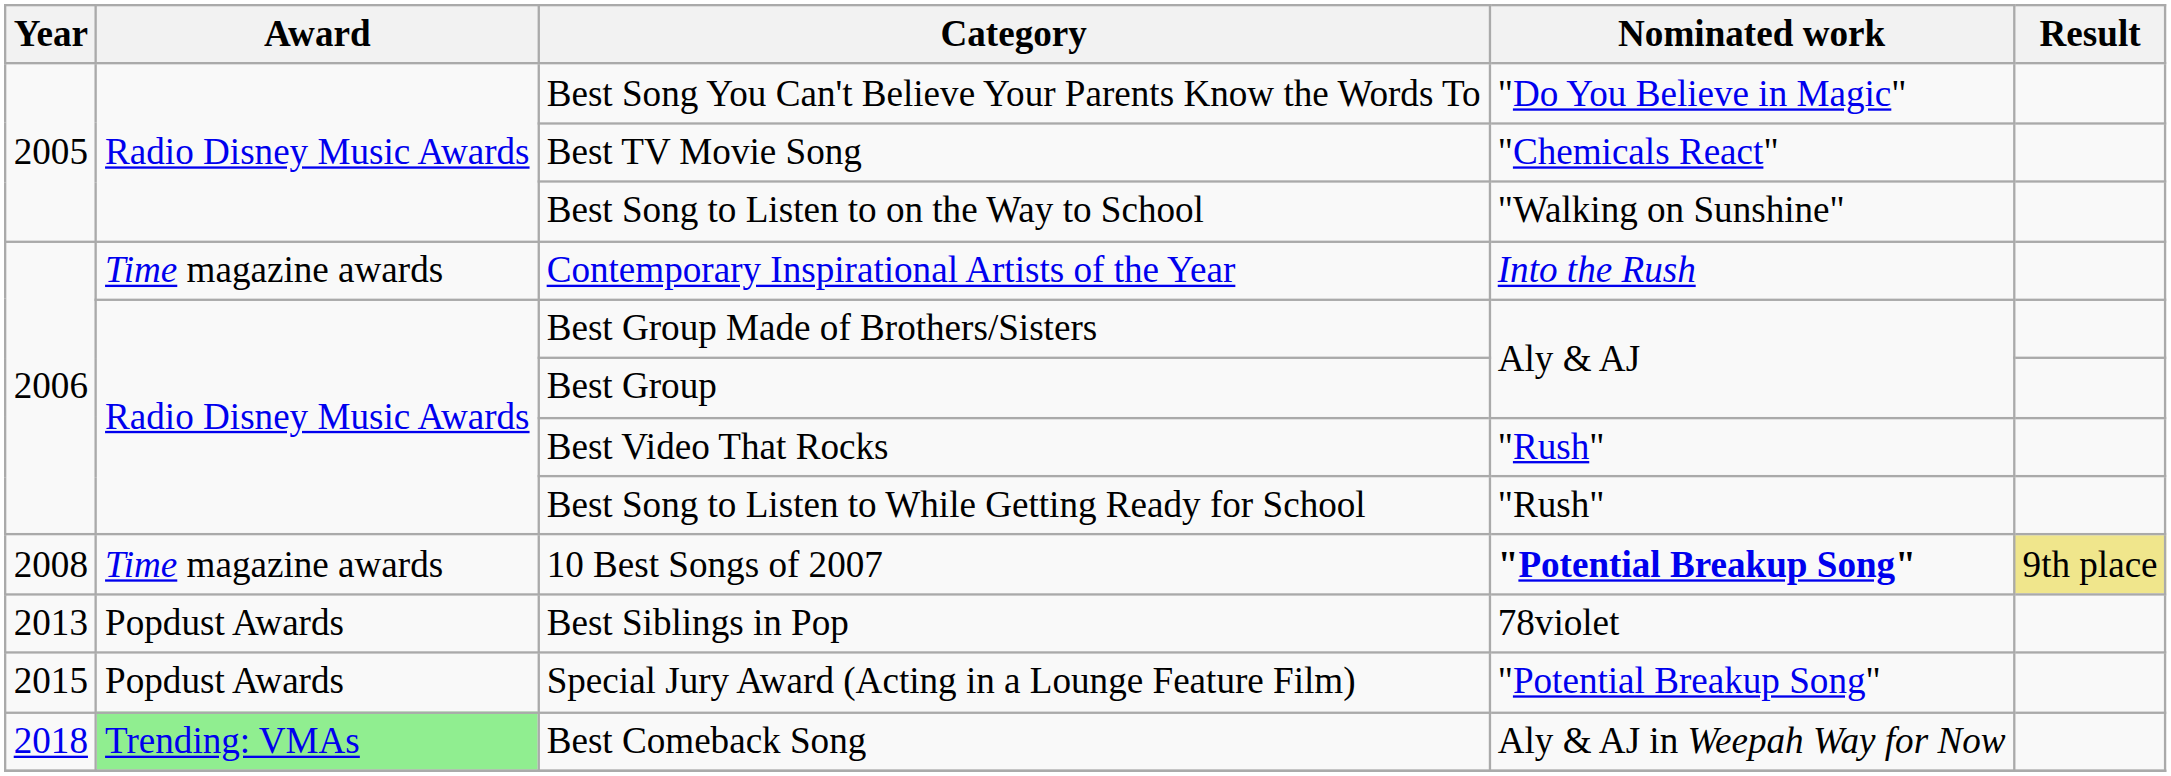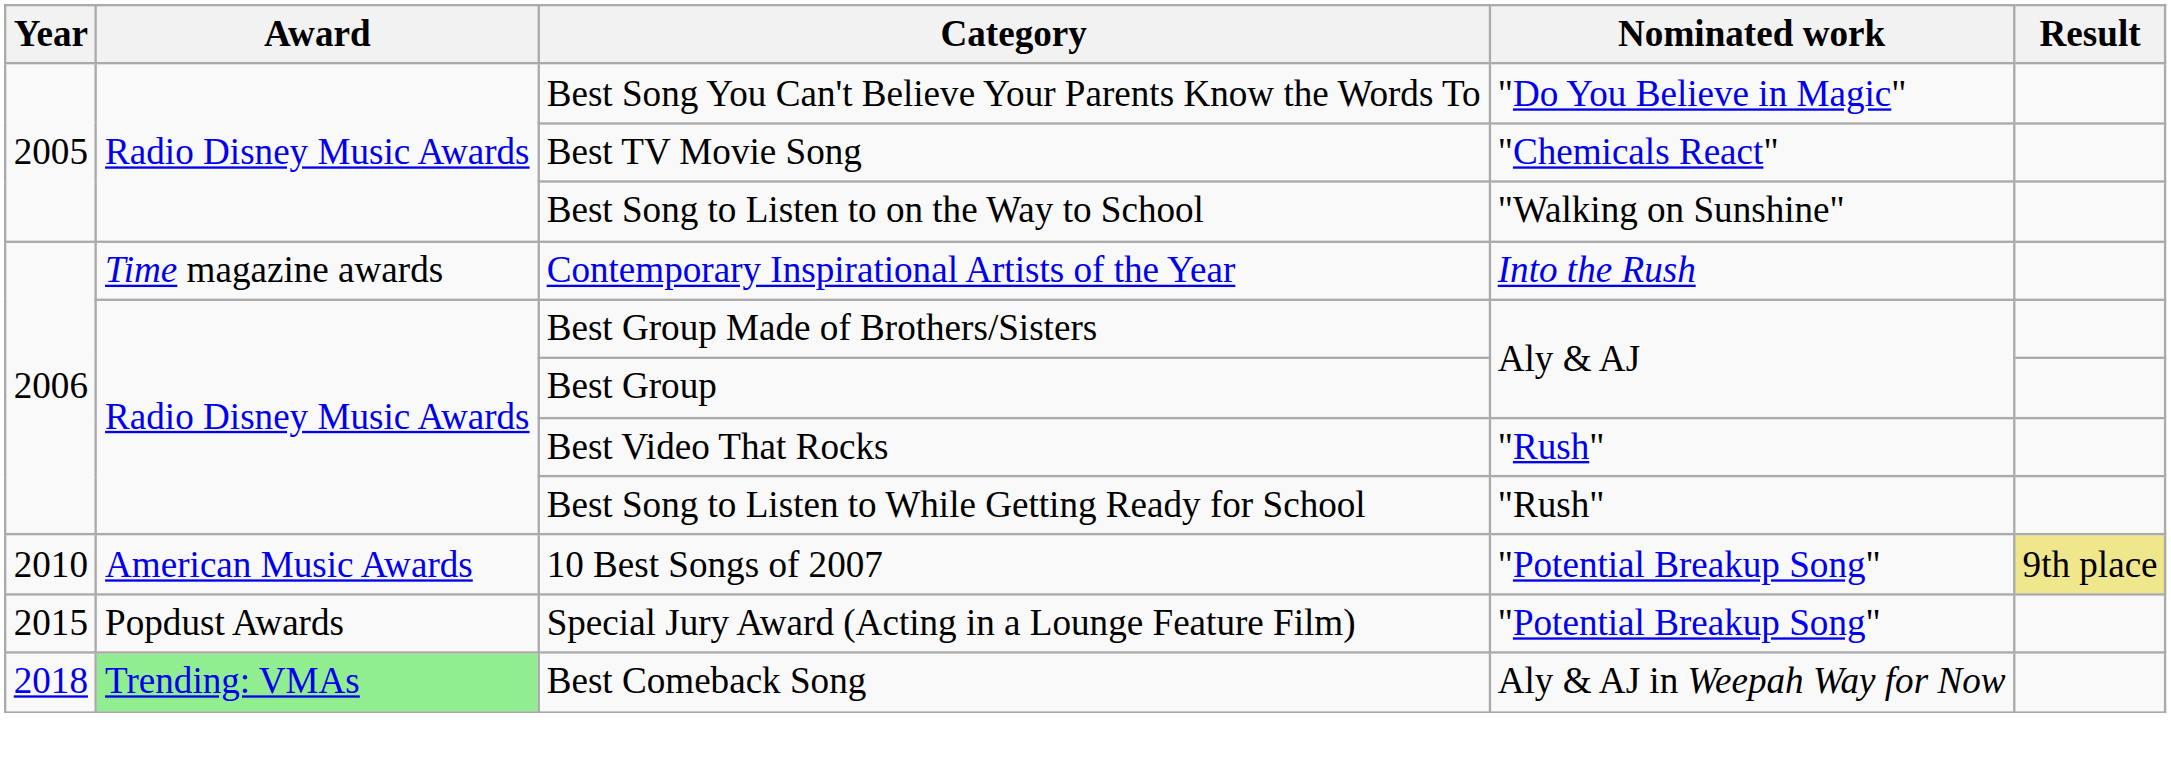(51, 563) 2008 -> (51, 563) 2010
(274, 563) Time magazine awards -> (289, 563) American Music Awards
(1707, 563) bold -> (1689, 563) normal
- row: (698, 622)
